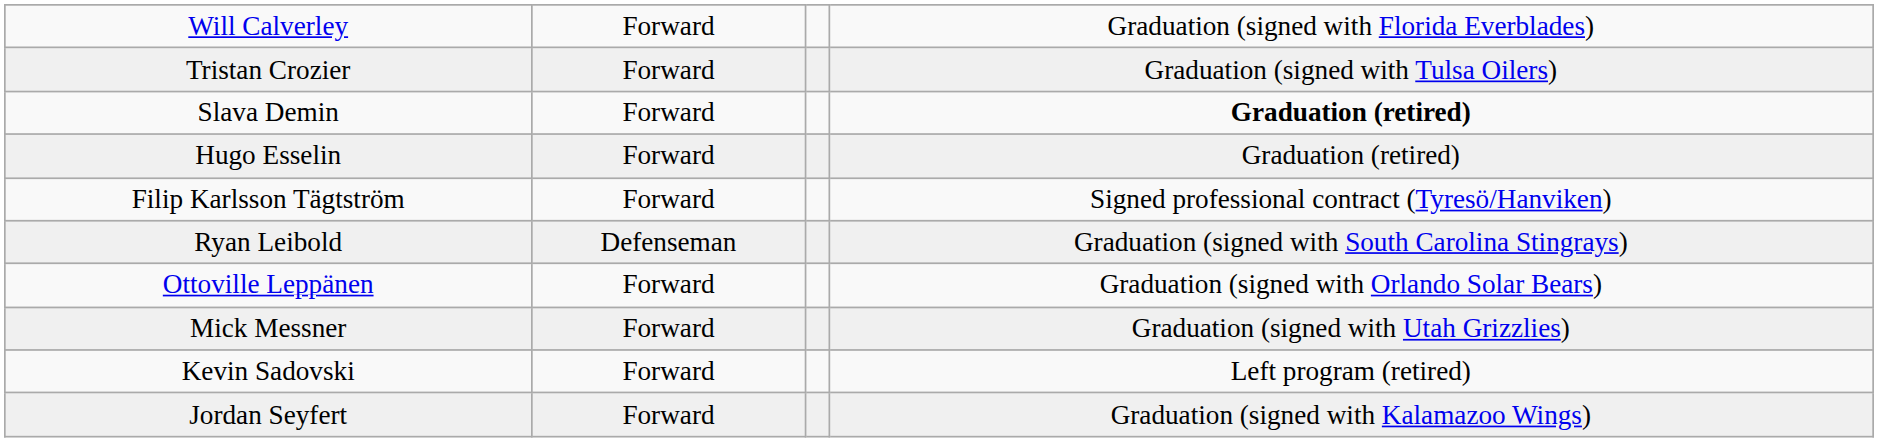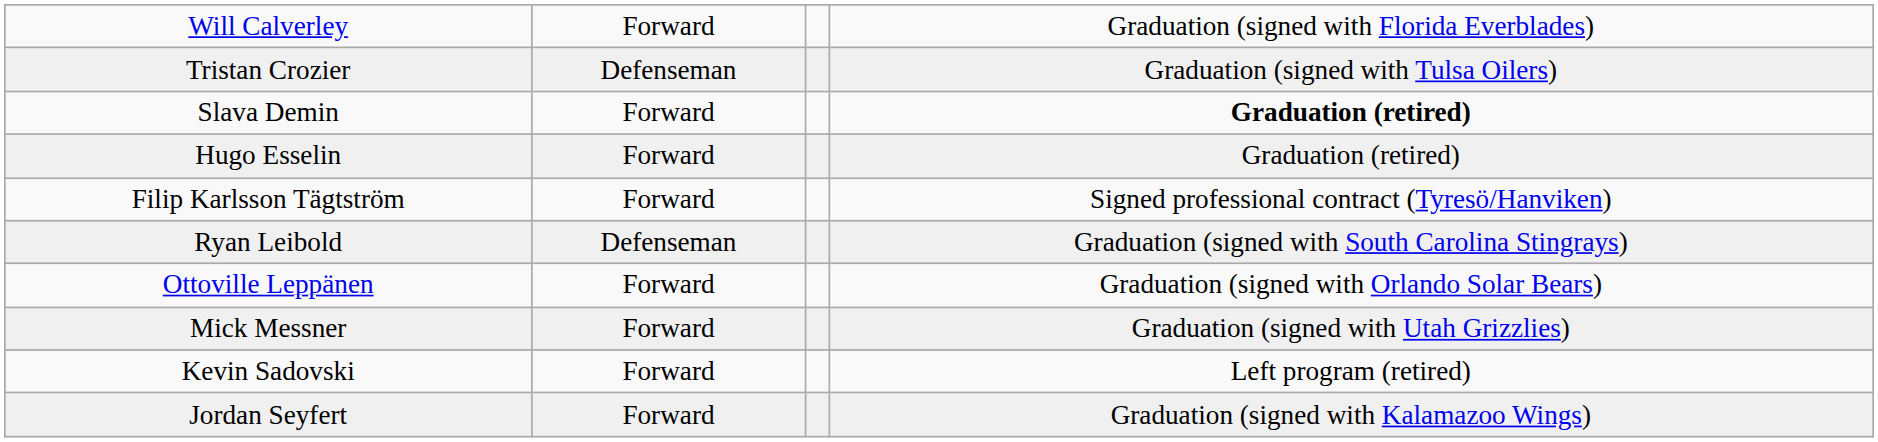(668, 69) Forward -> (668, 69) Defenseman
